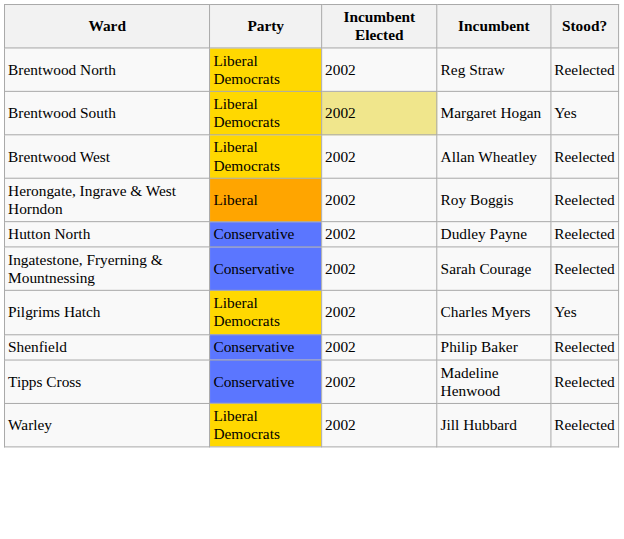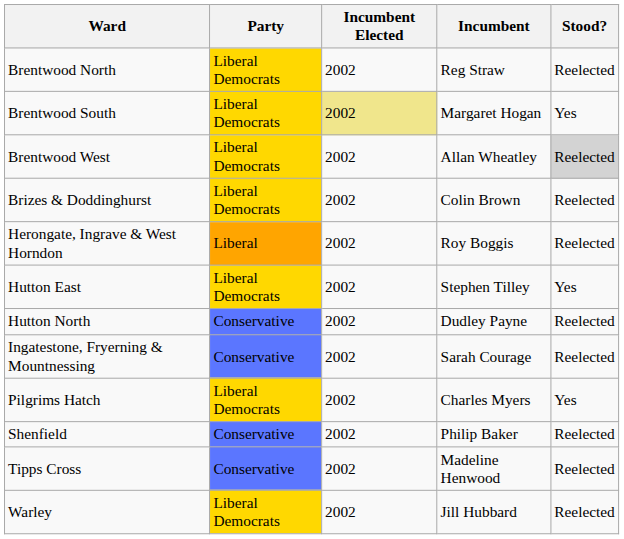(585, 156) no background -> (585, 156) lightgrey background
+ row: (80, 200)
+ row: (45, 287)
